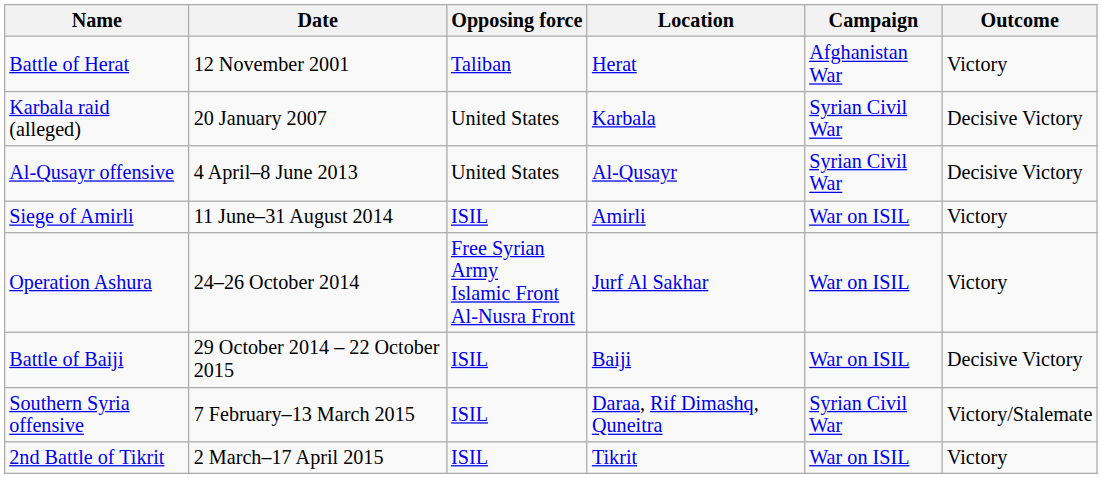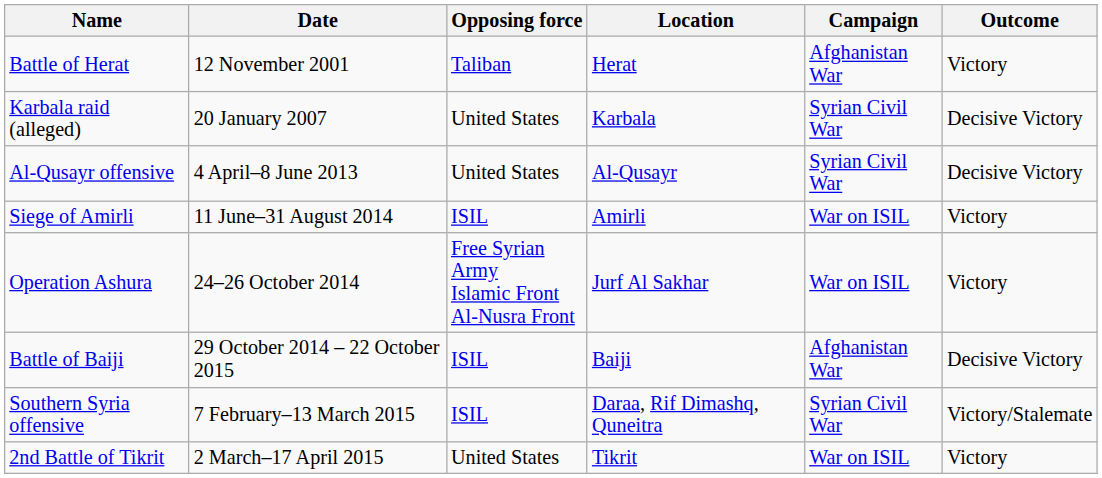(859, 359) War on ISIL -> (858, 359) Afghanistan War
(470, 457) ISIL -> (505, 457) United States
